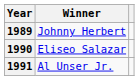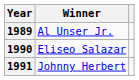(82, 31) Johnny Herbert -> (75, 31) Al Unser Jr.
(75, 66) Al Unser Jr. -> (82, 66) Johnny Herbert
